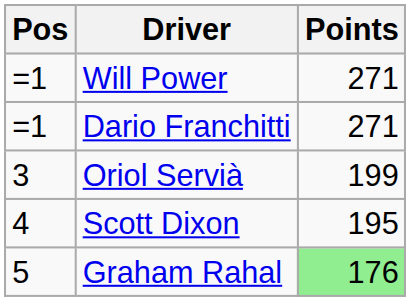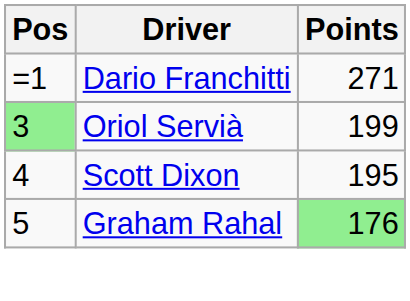- row: (155, 78)
(21, 175) no background -> (21, 127) lightgreen background
